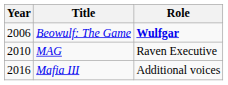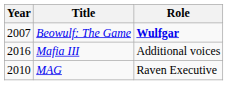(19, 32) 2006 -> (19, 32) 2007
rows swapped: (49, 51) <-> (58, 70)
